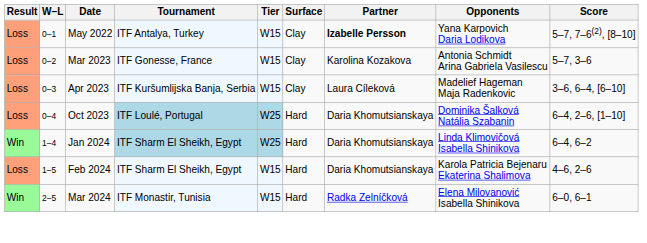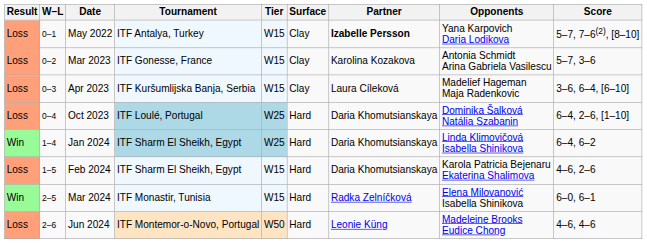+ row: (89, 225)
